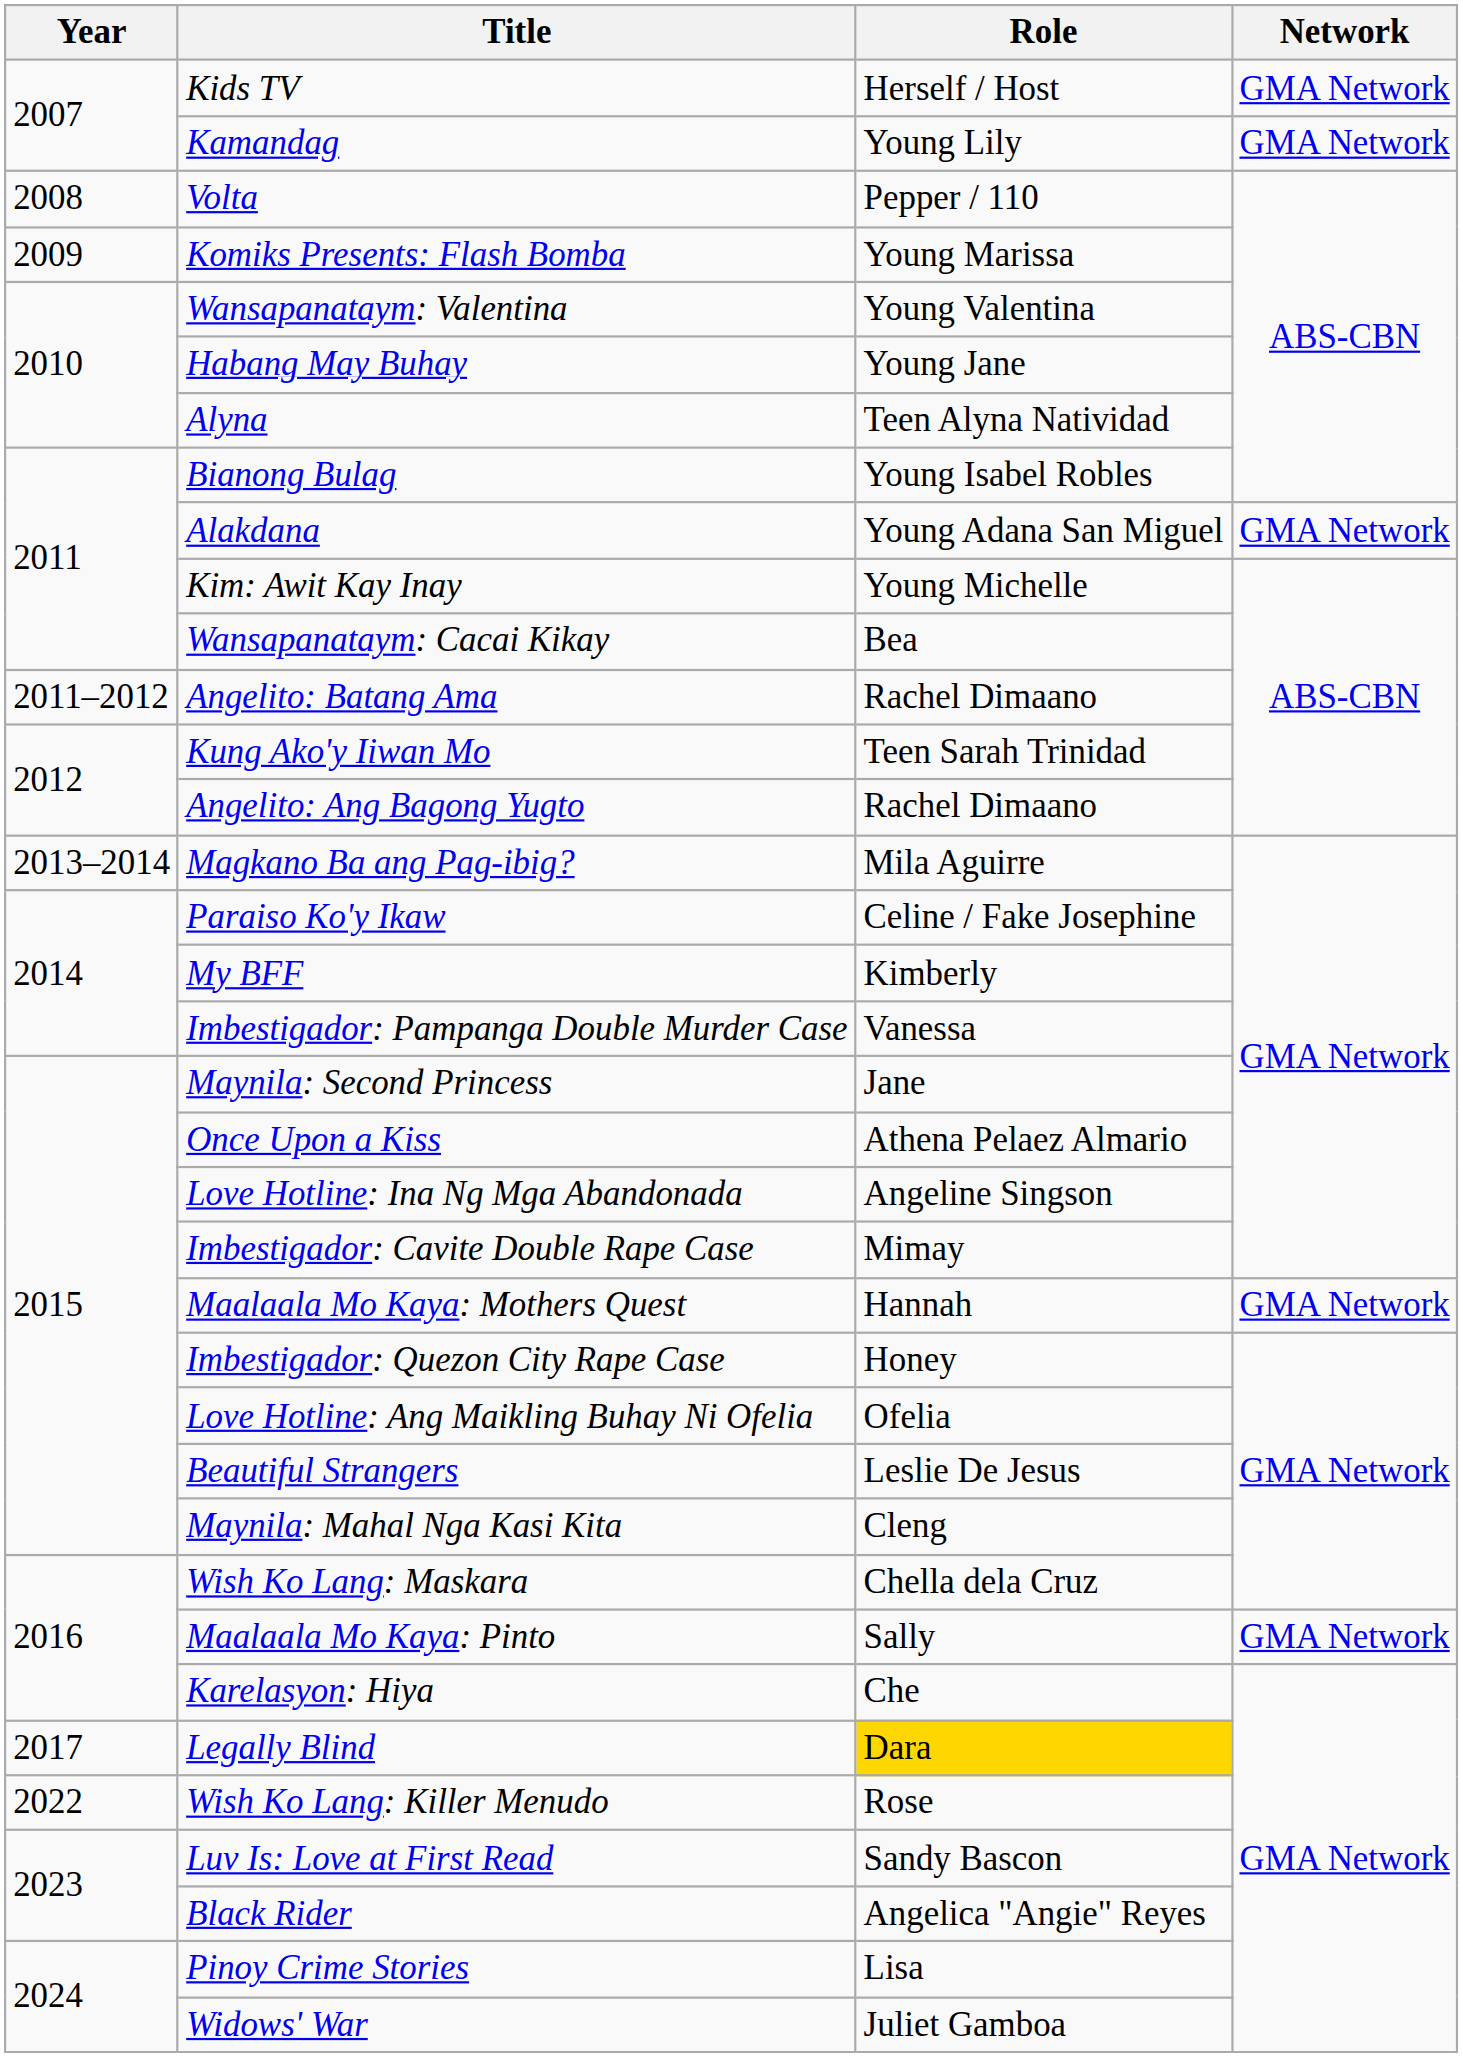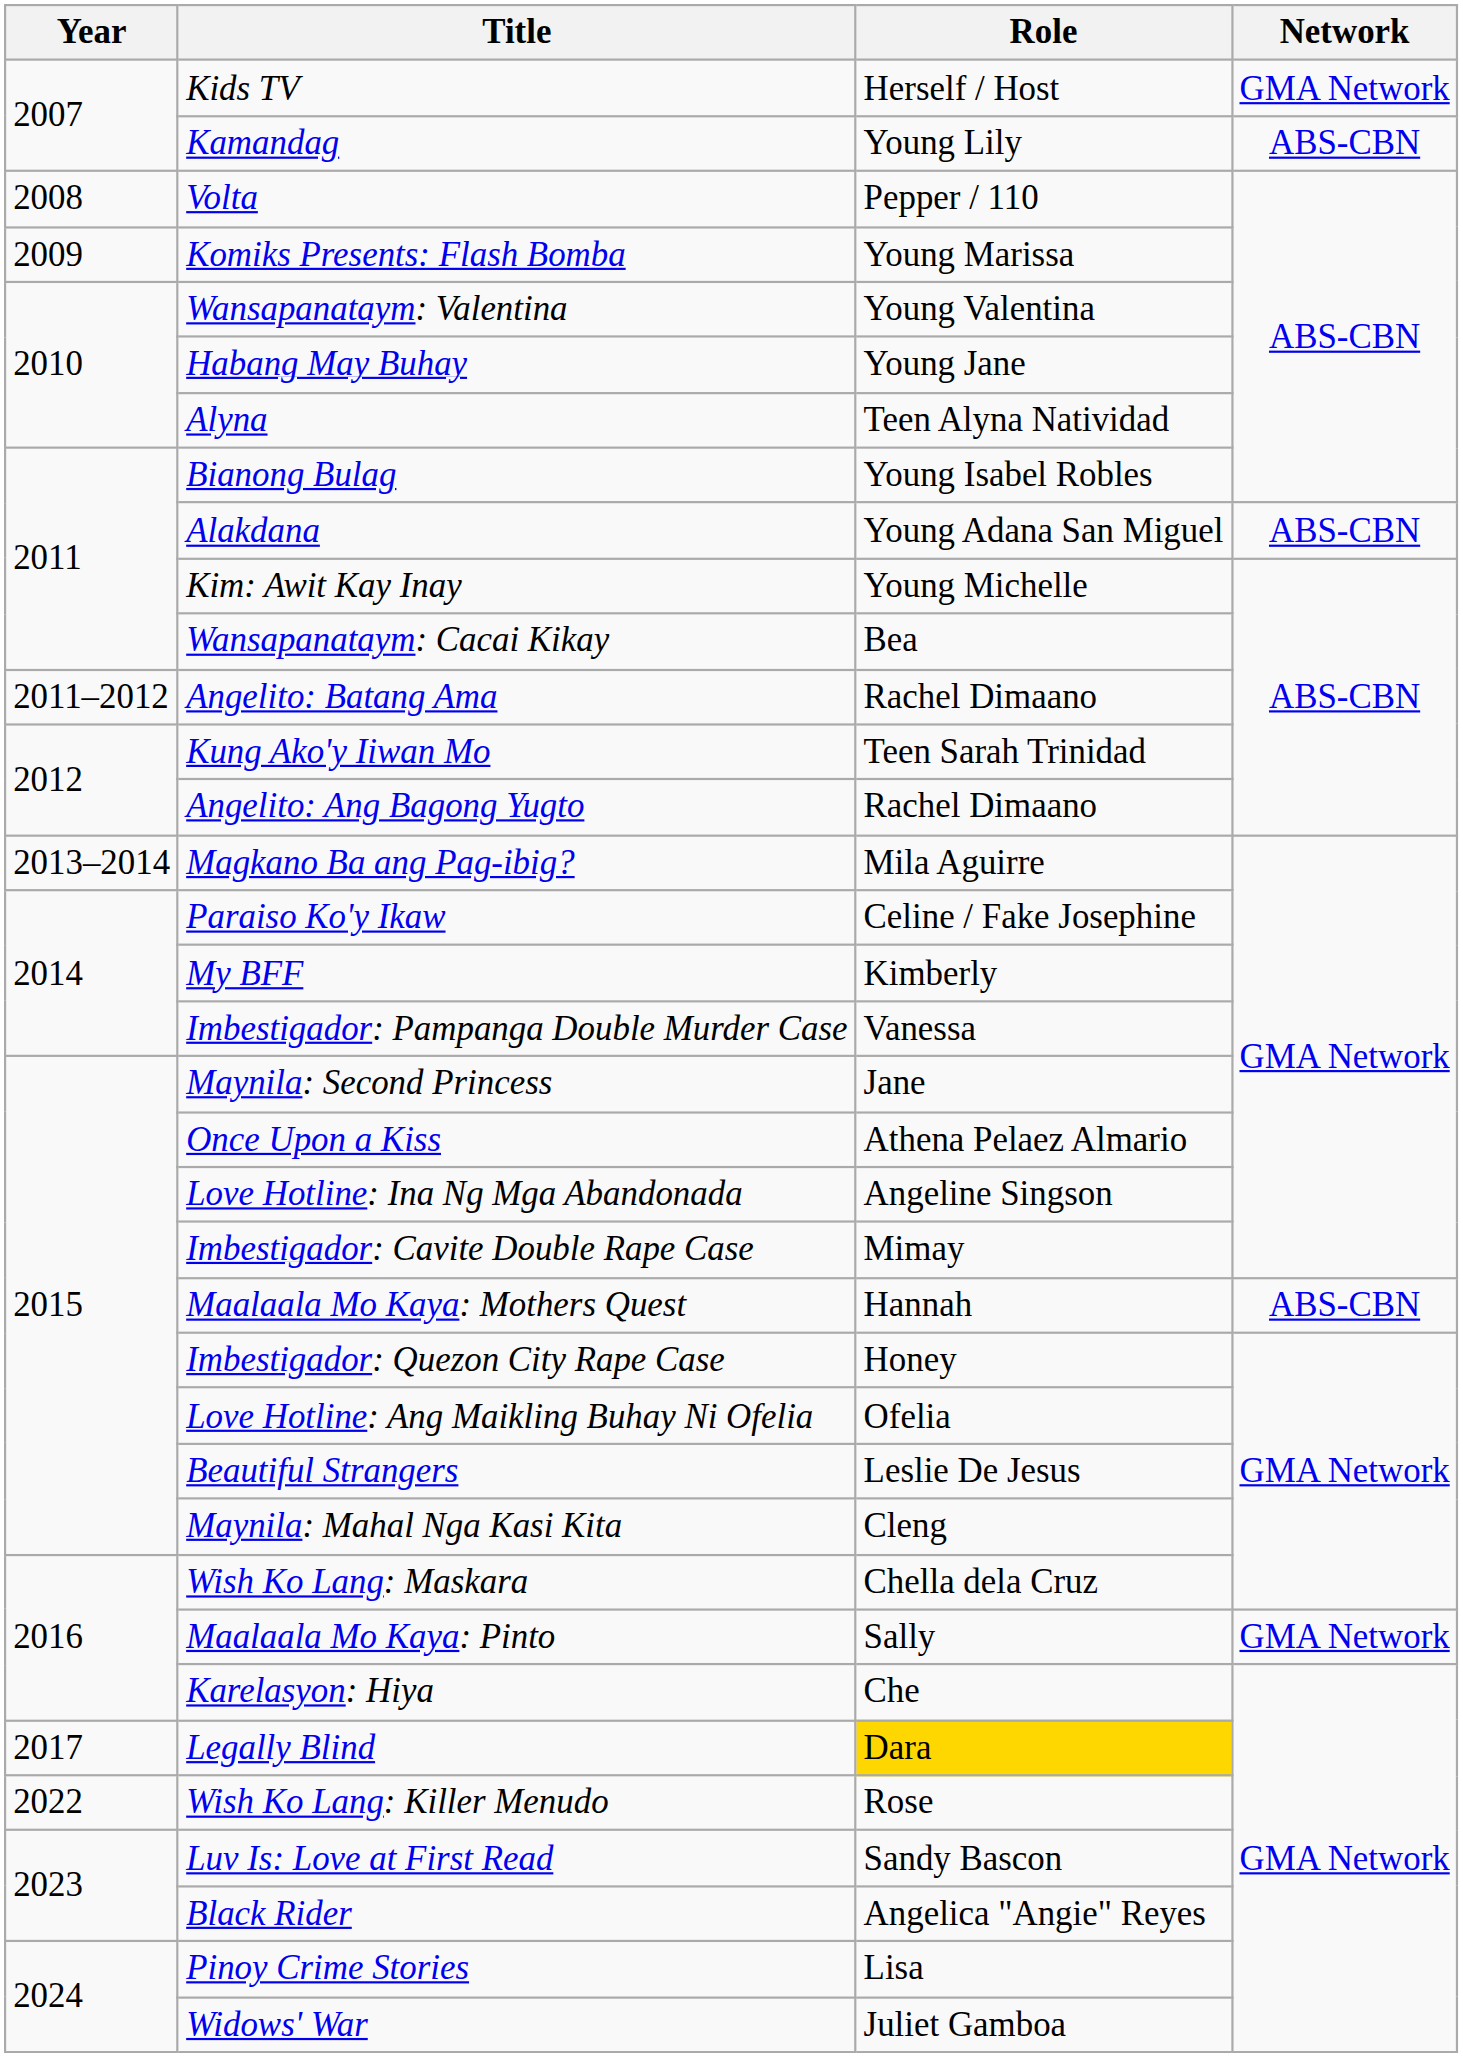(1345, 142) GMA Network -> (1345, 142) ABS-CBN
(1345, 530) GMA Network -> (1345, 530) ABS-CBN
(1345, 1304) GMA Network -> (1345, 1304) ABS-CBN
